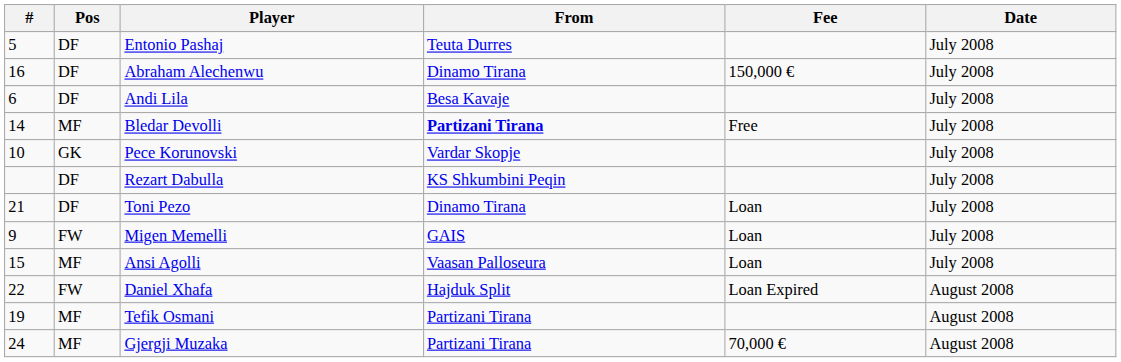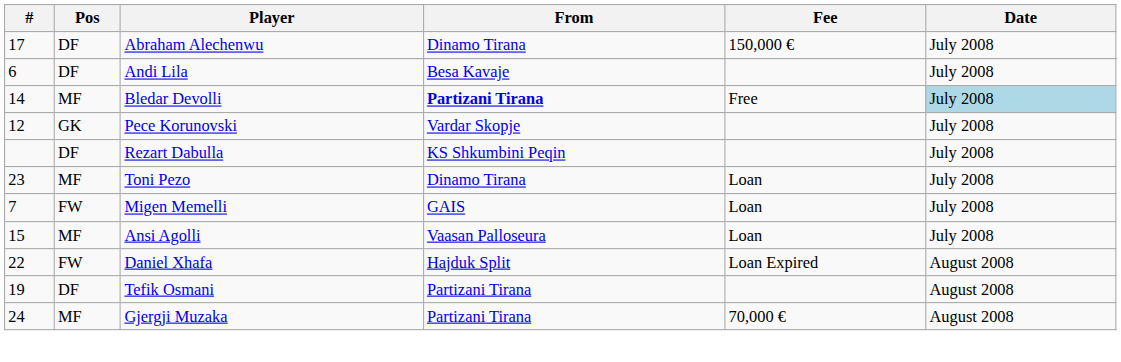- row: (174, 45)
(17, 72) 16 -> (17, 45) 17
(962, 126) no background -> (962, 99) lightblue background
(17, 153) 10 -> (17, 126) 12
(17, 207) 21 -> (17, 180) 23
(68, 207) DF -> (70, 180) MF
(12, 234) 9 -> (12, 207) 7
(70, 315) MF -> (68, 288) DF
